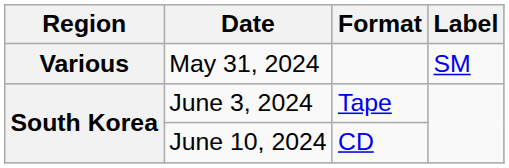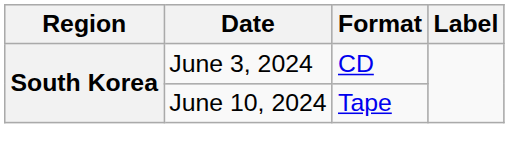- row: (245, 63)
(365, 102) Tape -> (356, 63) CD
(356, 142) CD -> (365, 102) Tape
